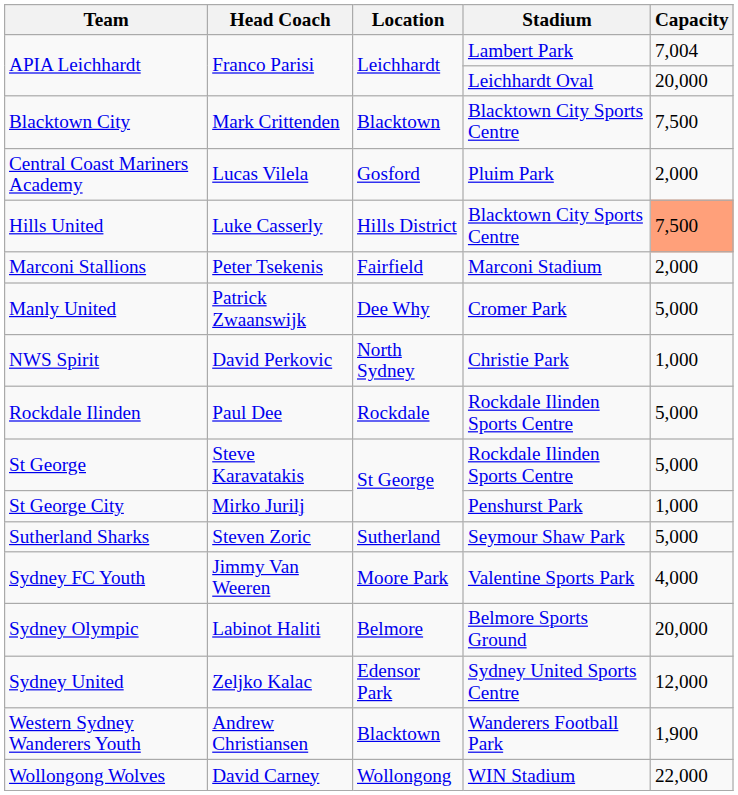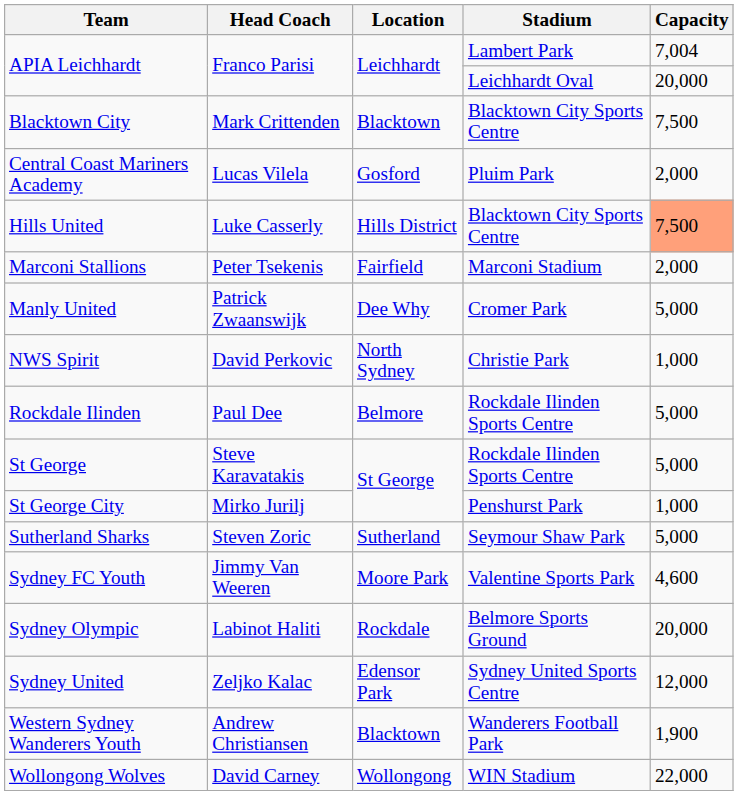(393, 412) Rockdale -> (390, 412) Belmore
(677, 577) 4,000 -> (677, 577) 4,600
(390, 629) Belmore -> (393, 629) Rockdale
